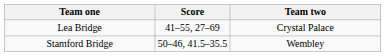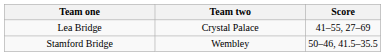columns swapped: (192, 12) <-> (305, 12)
